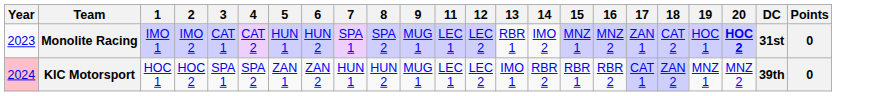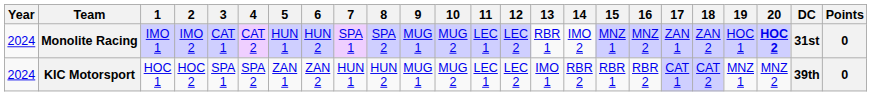+ column: (453, 14)
(21, 41) 2023 -> (21, 41) 2024
(673, 41) CAT 2 -> (708, 41) ZAN 2
(21, 74) pink background -> (21, 74) no background
(673, 74) ZAN 2 -> (708, 74) CAT 2
